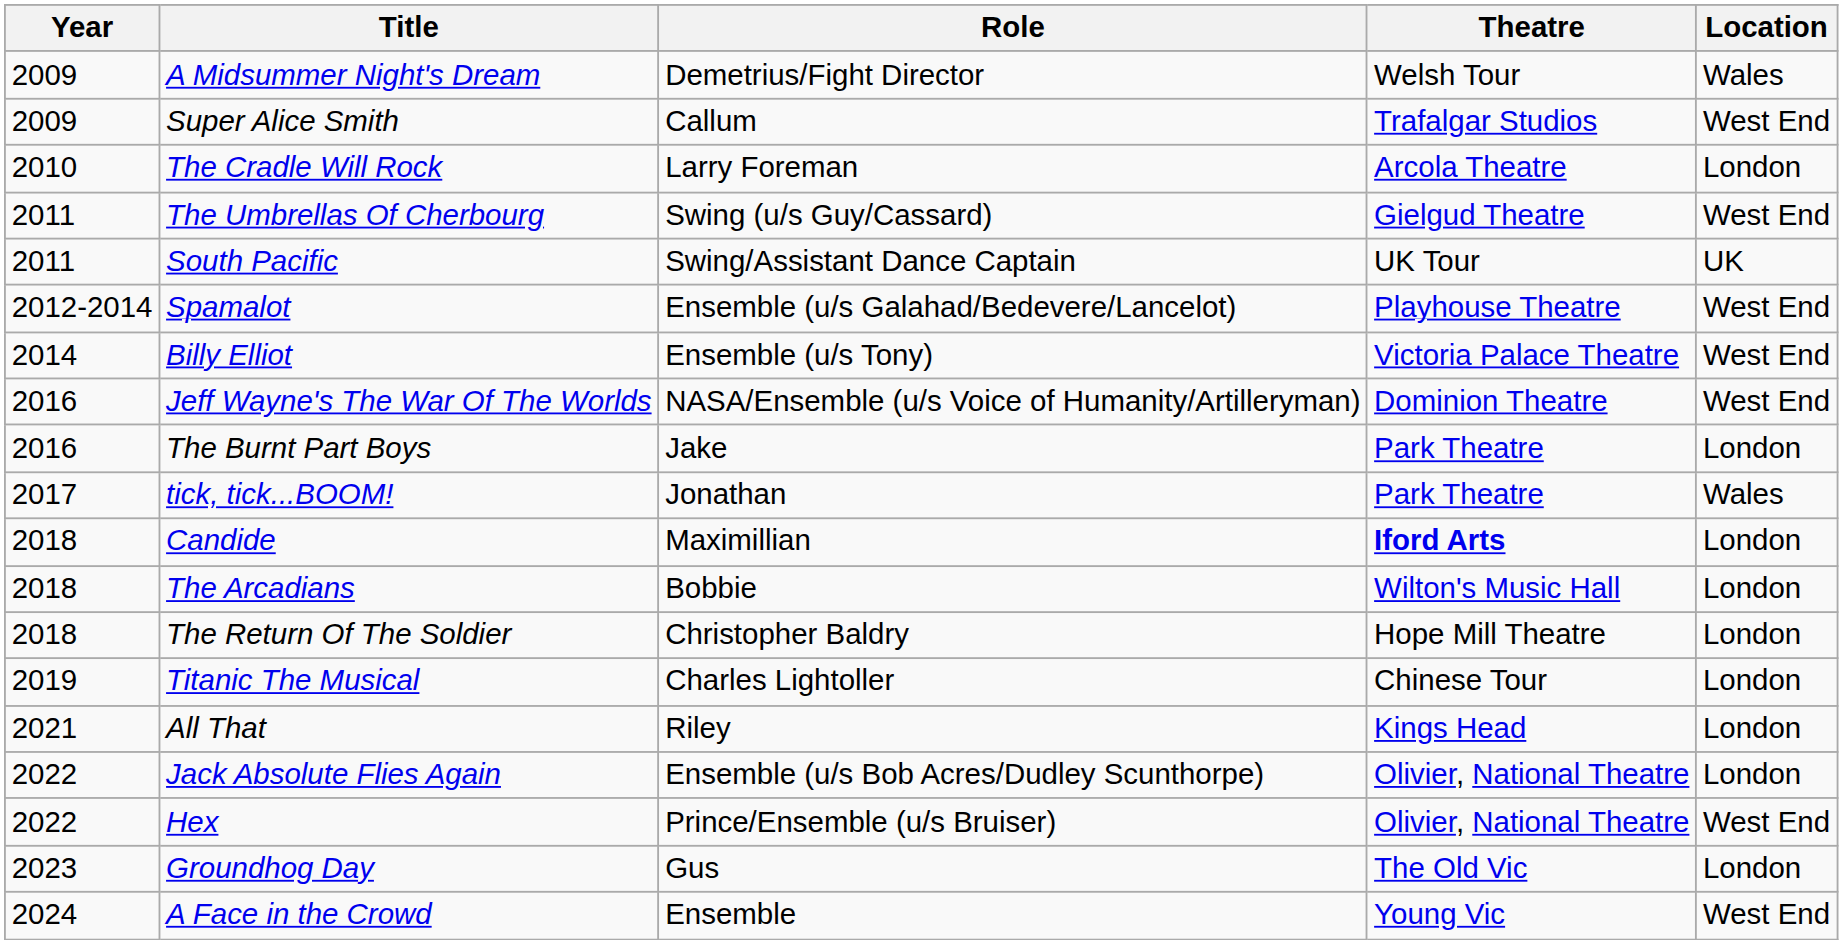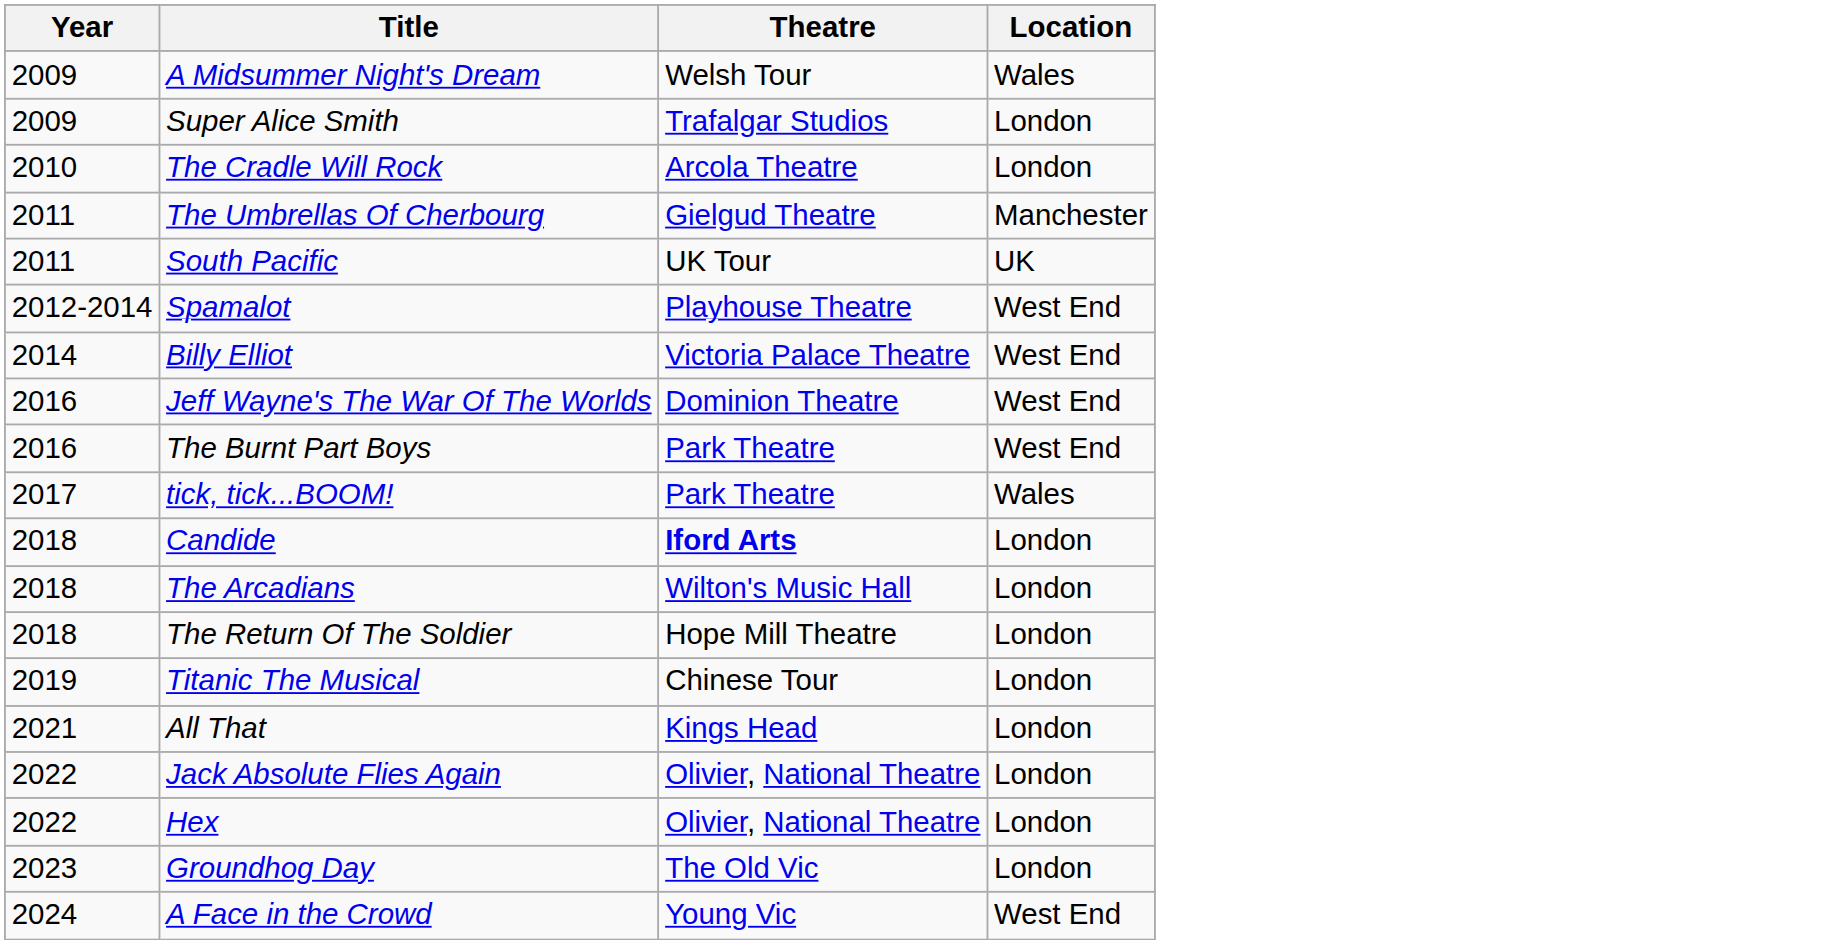- column: (1013, 27)
(1767, 121) West End -> (1043, 121) London
(1767, 214) West End -> (1071, 214) Manchester
(1752, 448) London -> (1058, 448) West End
(1767, 821) West End -> (1043, 821) London
